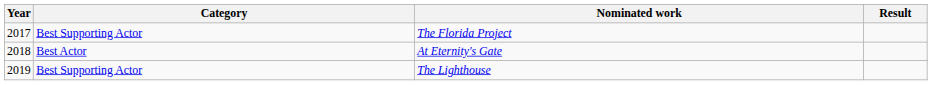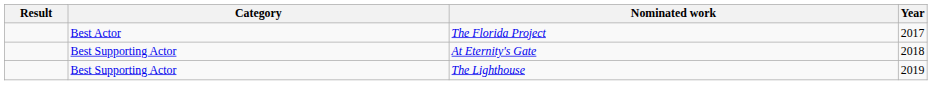columns swapped: (19, 13) <-> (895, 13)
(89, 32) Best Supporting Actor -> (96, 32) Best Actor
(61, 51) Best Actor -> (123, 51) Best Supporting Actor
